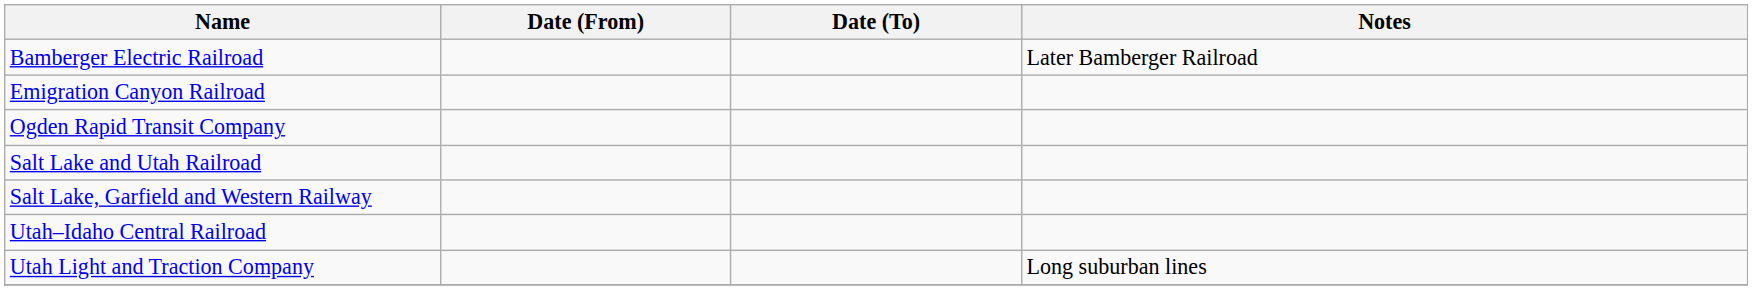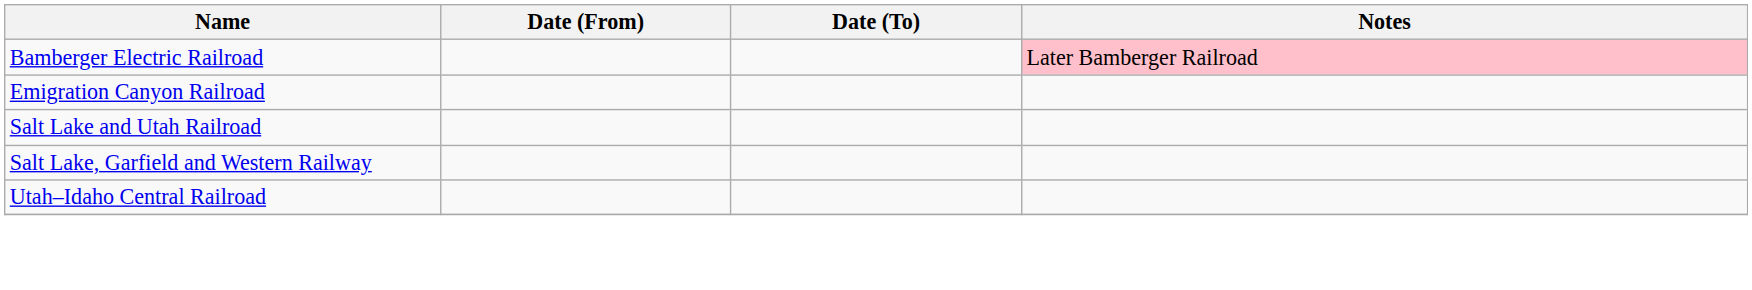(1142, 57) no background -> (1142, 57) pink background
- row: (147, 127)
- row: (162, 267)
